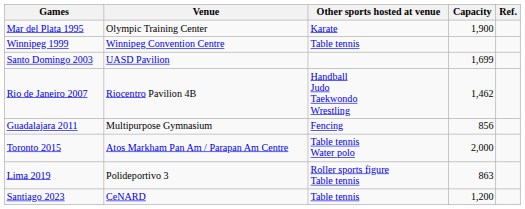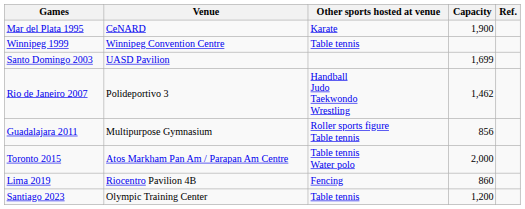(158, 28) Olympic Training Center -> (126, 28) CeNARD
(154, 93) Riocentro Pavilion 4B -> (140, 93) Polideportivo 3
(327, 126) Fencing -> (350, 132) Roller sports figure Table tennis
(140, 175) Polideportivo 3 -> (154, 181) Riocentro Pavilion 4B
(350, 175) Roller sports figure Table tennis -> (327, 181) Fencing
(486, 175) 863 -> (486, 181) 860
(126, 197) CeNARD -> (158, 197) Olympic Training Center
